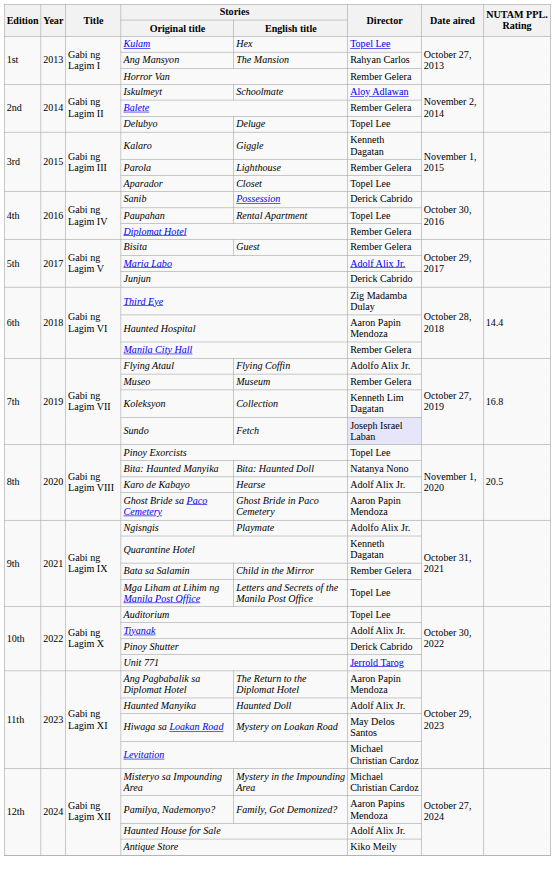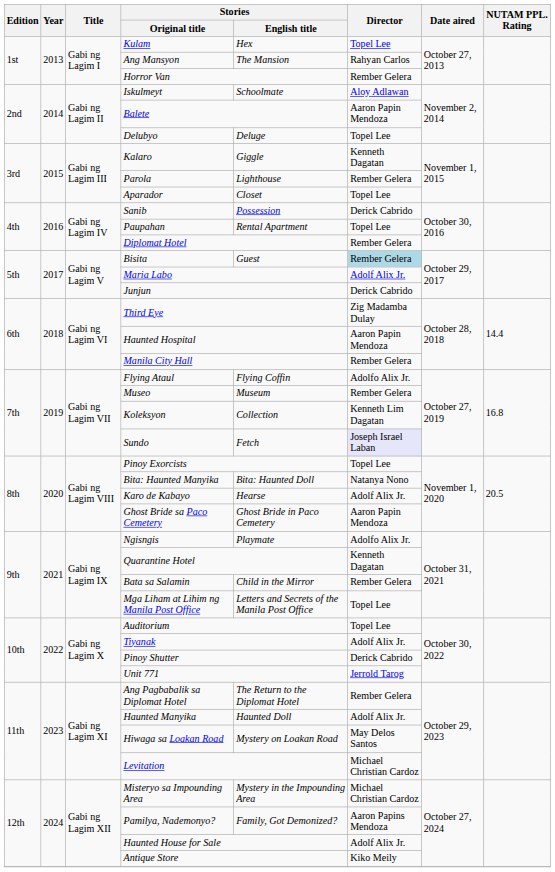(381, 108) Rember Gelera -> (375, 114) Aaron Papin Mendoza
(381, 247) no background -> (381, 258) lightblue background
(375, 684) Aaron Papin Mendoza -> (381, 695) Rember Gelera
